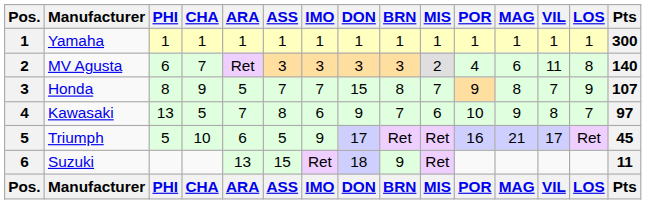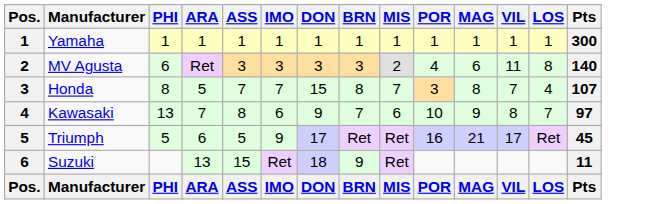- column: (202, 16)
(475, 89) 9 -> (434, 89) 3
(589, 89) 9 -> (548, 89) 4
